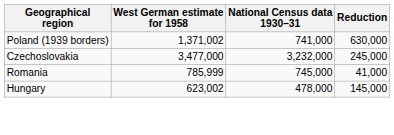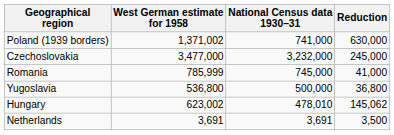+ row: (31, 89)
(314, 89) 478,000 -> (314, 105) 478,010
(369, 89) 145,000 -> (369, 105) 145,062
+ row: (34, 121)
